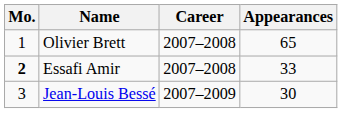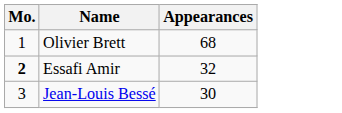- column: (200, 17)
(288, 42) 65 -> (208, 42) 68
(288, 68) 33 -> (208, 68) 32
